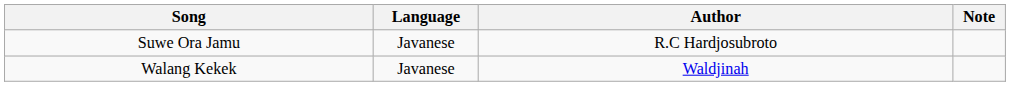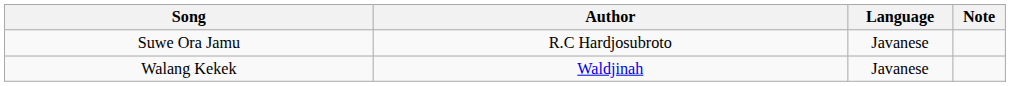columns swapped: (426, 17) <-> (716, 17)
